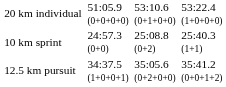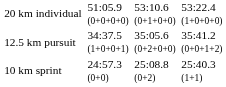rows swapped: (33, 42) <-> (40, 70)
